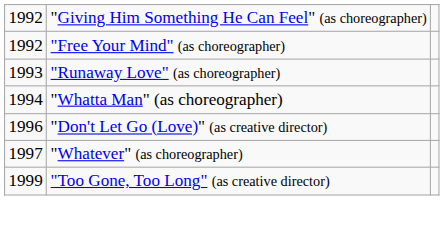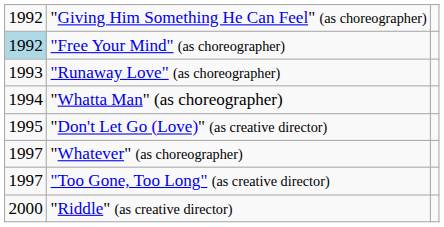(26, 45) no background -> (26, 45) lightblue background
(26, 126) 1996 -> (26, 126) 1995
(26, 180) 1999 -> (26, 180) 1997
+ row: (142, 208)
